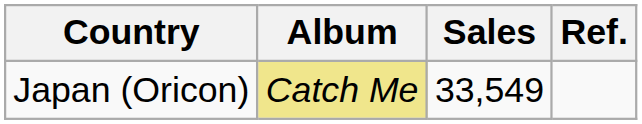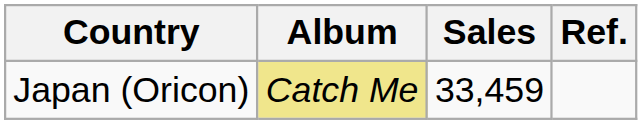(489, 89) 33,549 -> (489, 89) 33,459
